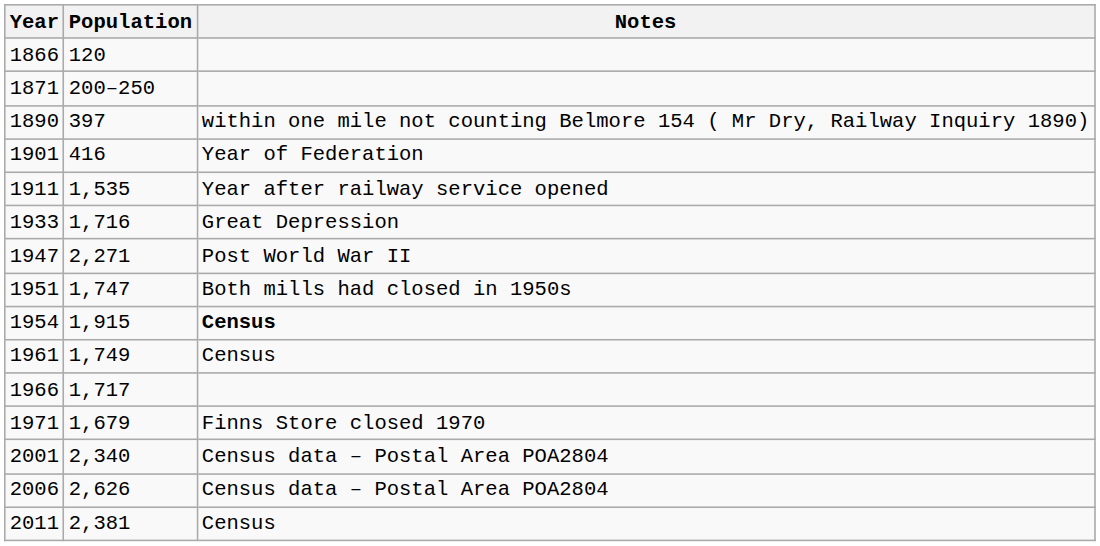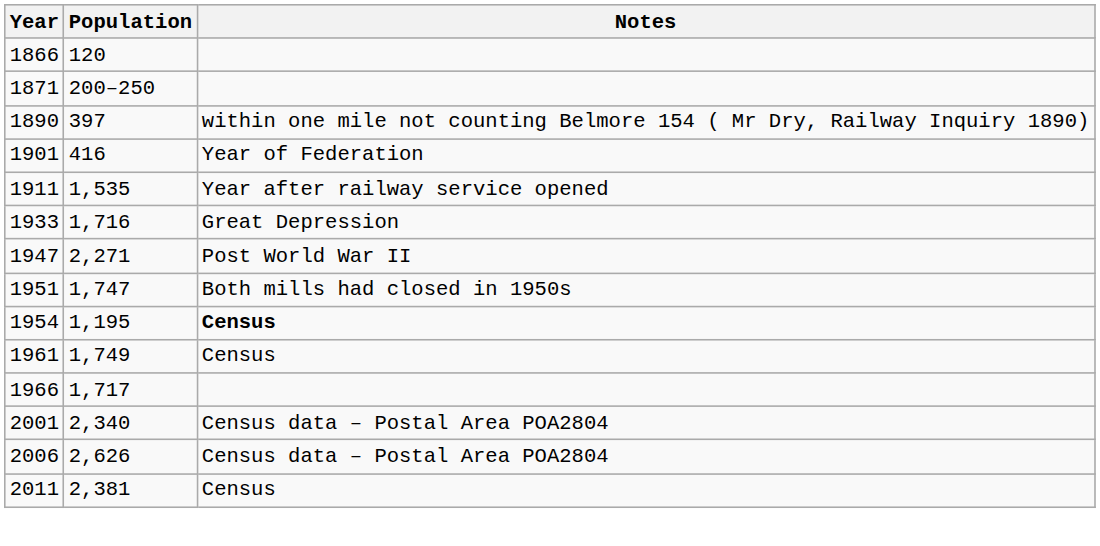(100, 323) 1,915 -> (100, 323) 1,195
- row: (34, 423)
